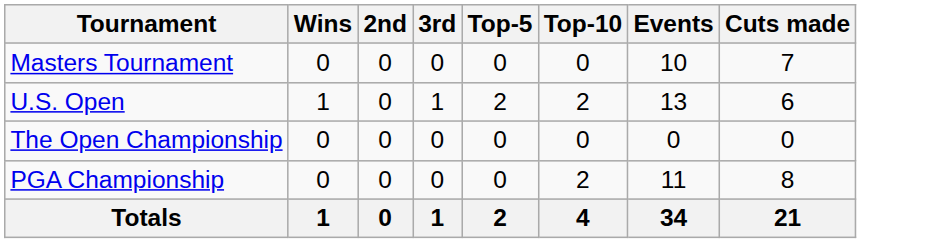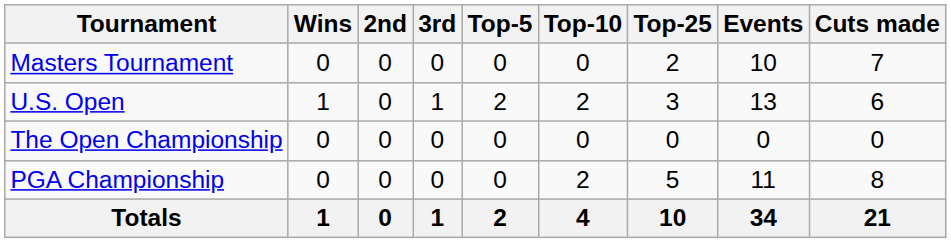+ column: (673, 23)
